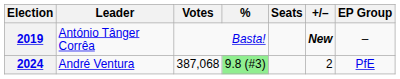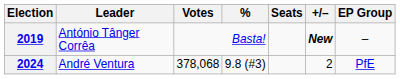(198, 64) 387,068 -> (198, 64) 378,068
(245, 64) lightgreen background -> (245, 64) no background
